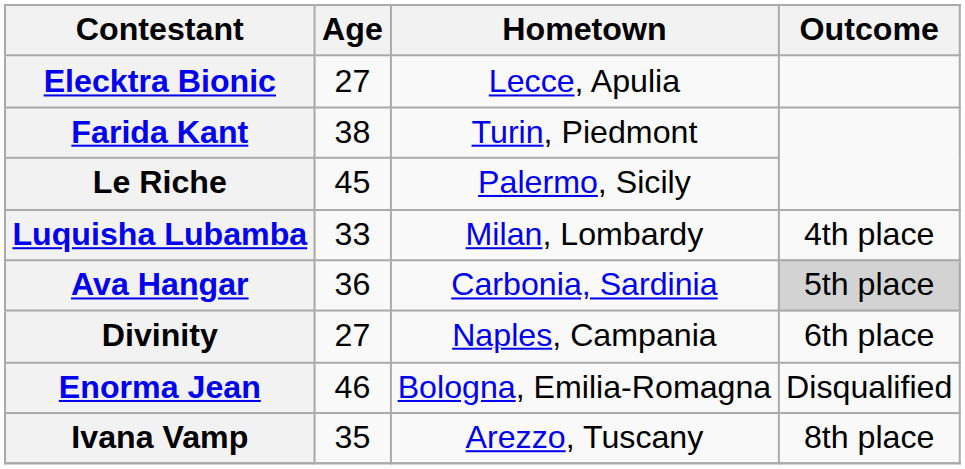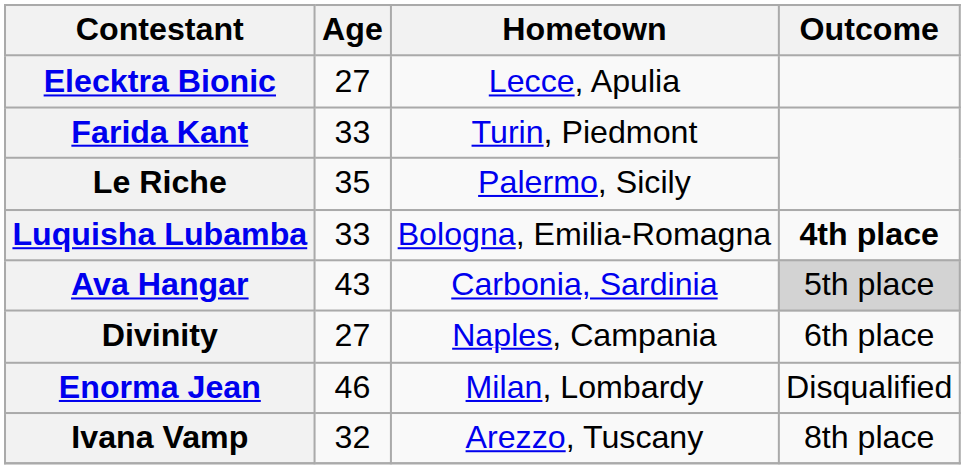(352, 132) 38 -> (352, 132) 33
(352, 183) 45 -> (352, 183) 35
(584, 234) Milan, Lombardy -> (584, 234) Bologna, Emilia-Romagna
(869, 234) normal -> (869, 234) bold
(352, 285) 36 -> (352, 285) 43
(584, 387) Bologna, Emilia-Romagna -> (584, 387) Milan, Lombardy
(352, 438) 35 -> (352, 438) 32
